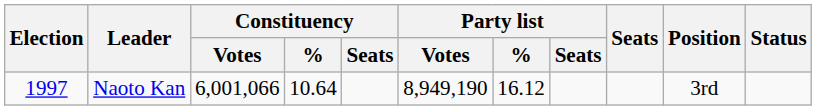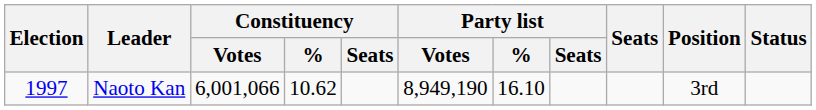(313, 88) 10.64 -> (313, 88) 10.62
(521, 88) 16.12 -> (521, 88) 16.10
